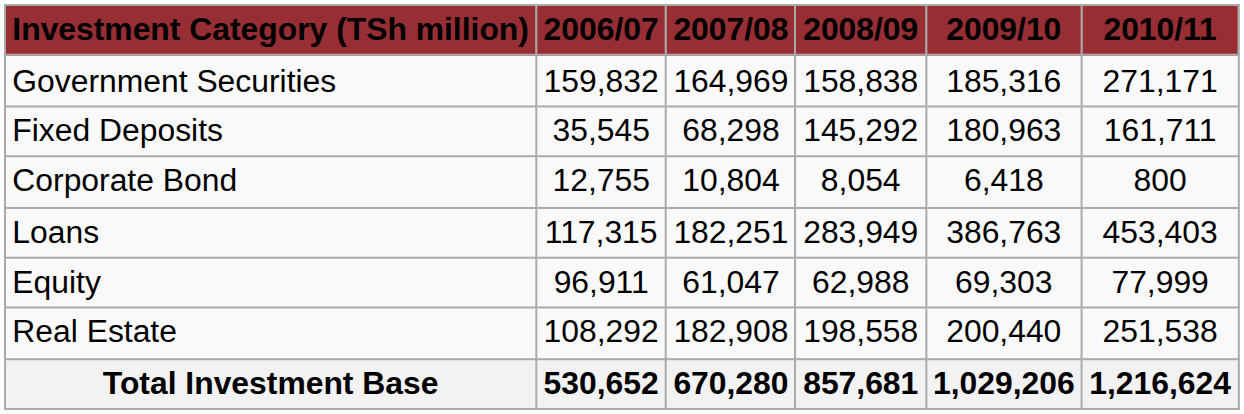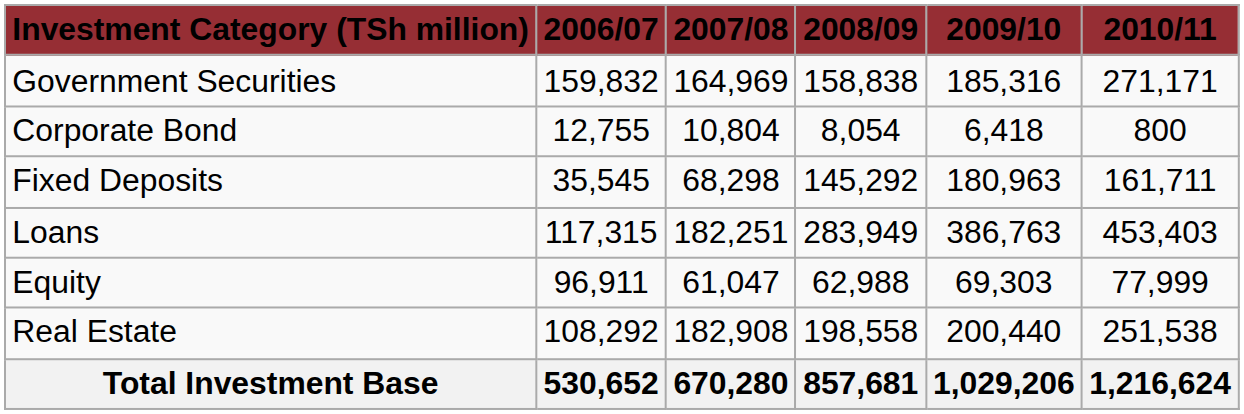rows swapped: (118, 130) <-> (125, 181)
